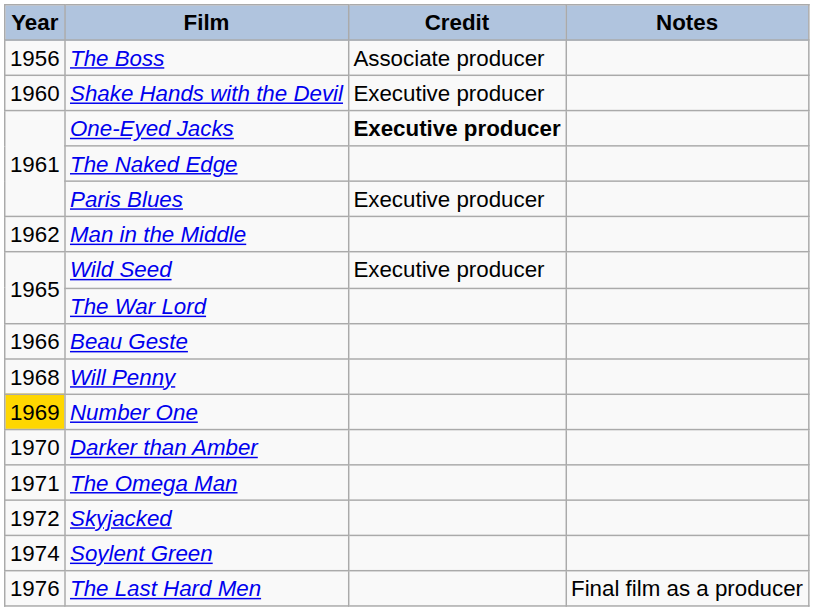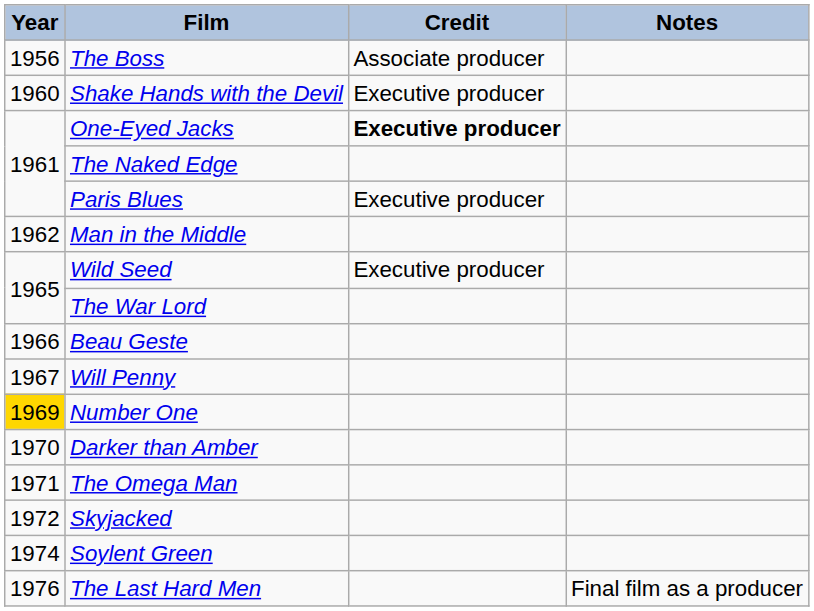(35, 376) 1968 -> (35, 376) 1967
